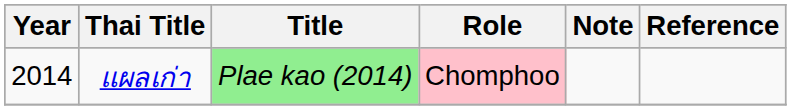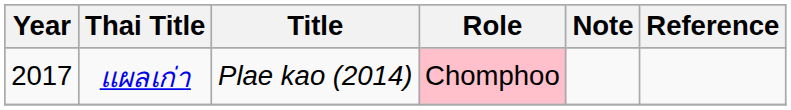(42, 75) 2014 -> (42, 75) 2017
(315, 75) lightgreen background -> (315, 75) no background
